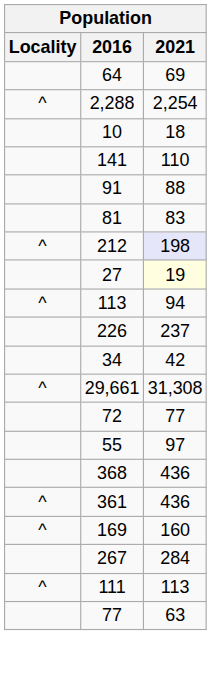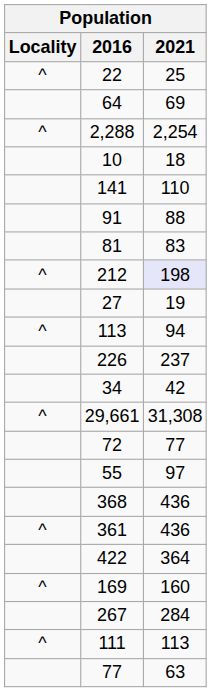+ row: (112, 75)
(175, 274) lightyellow background -> (175, 302) no background
+ row: (112, 558)
